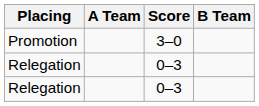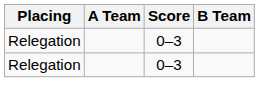- row: (43, 40)
